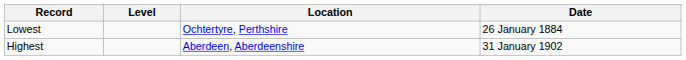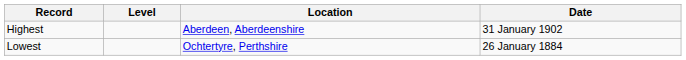rows swapped: (25, 47) <-> (24, 30)
